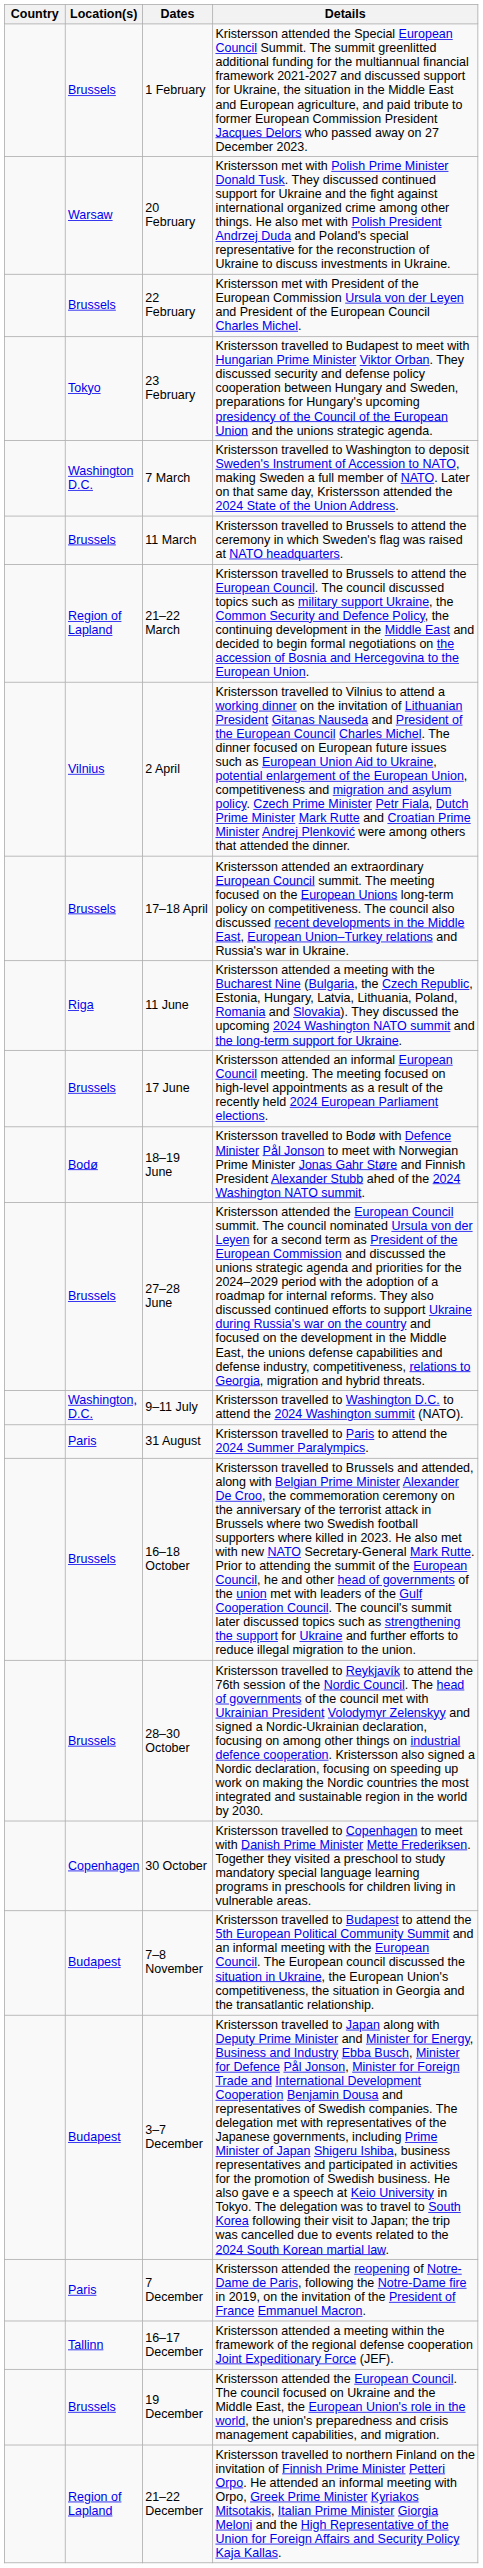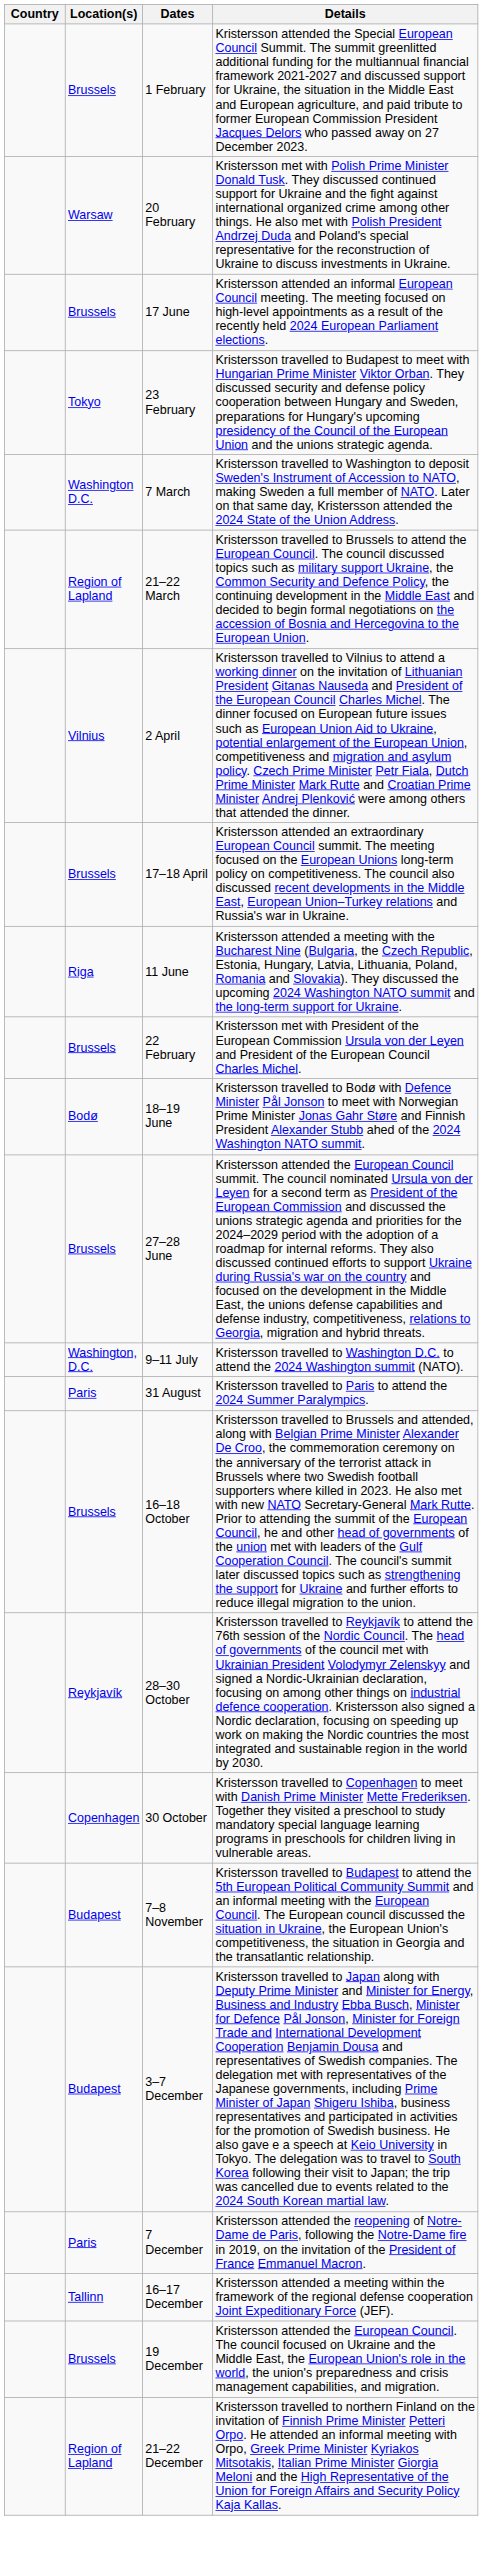rows swapped: (170, 305) <-> (167, 1088)
- row: (171, 540)
(92, 1740) Brussels -> (95, 1692) Reykjavík
